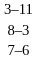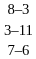rows swapped: (18, 30) <-> (18, 9)
